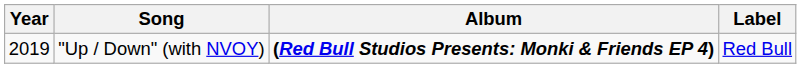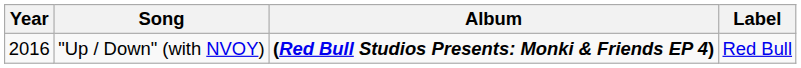(29, 48) 2019 -> (29, 48) 2016
